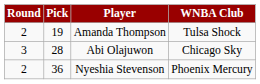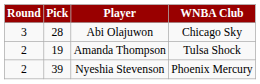rows swapped: (120, 32) <-> (120, 50)
(57, 69) 36 -> (57, 69) 39
